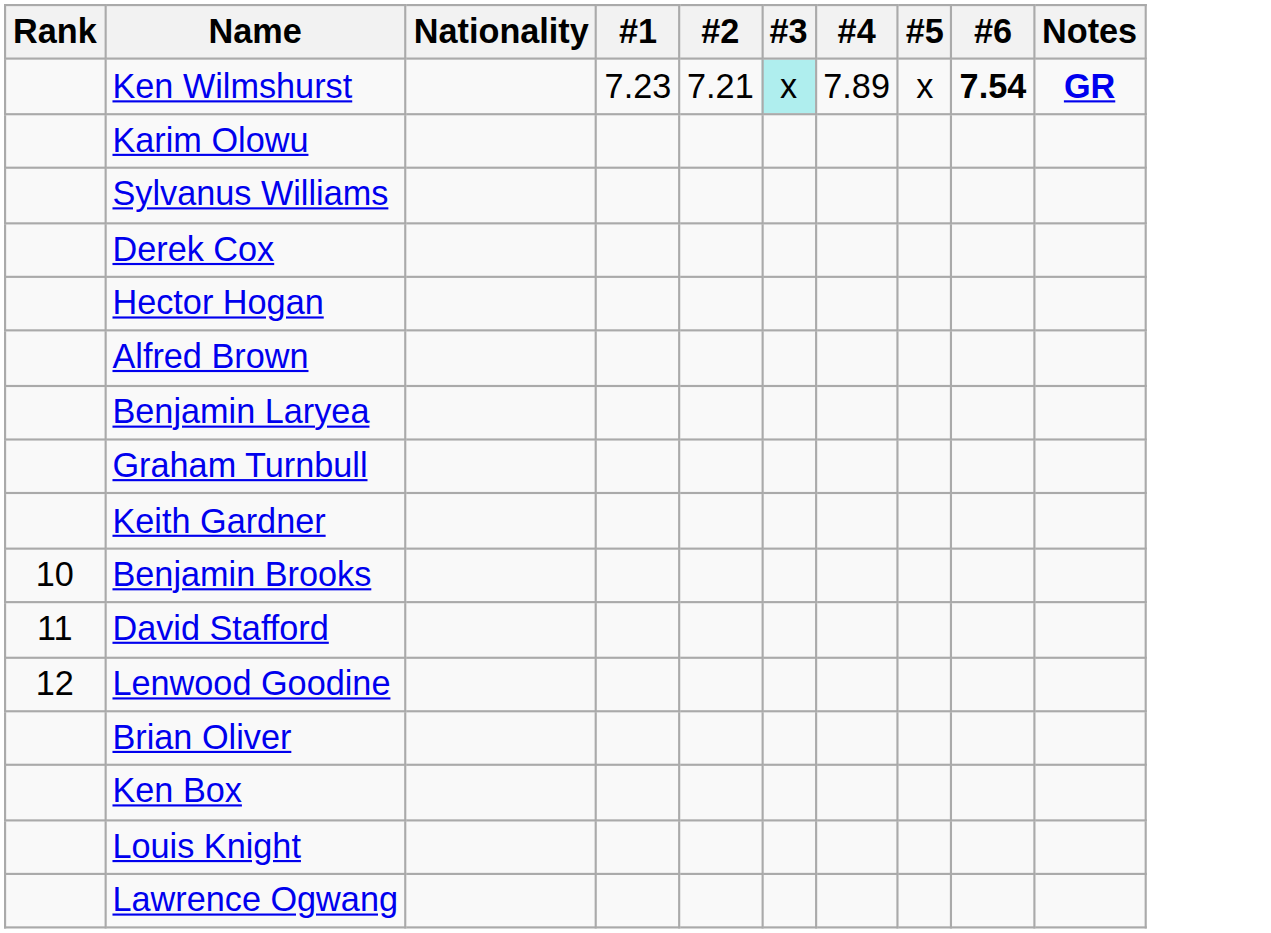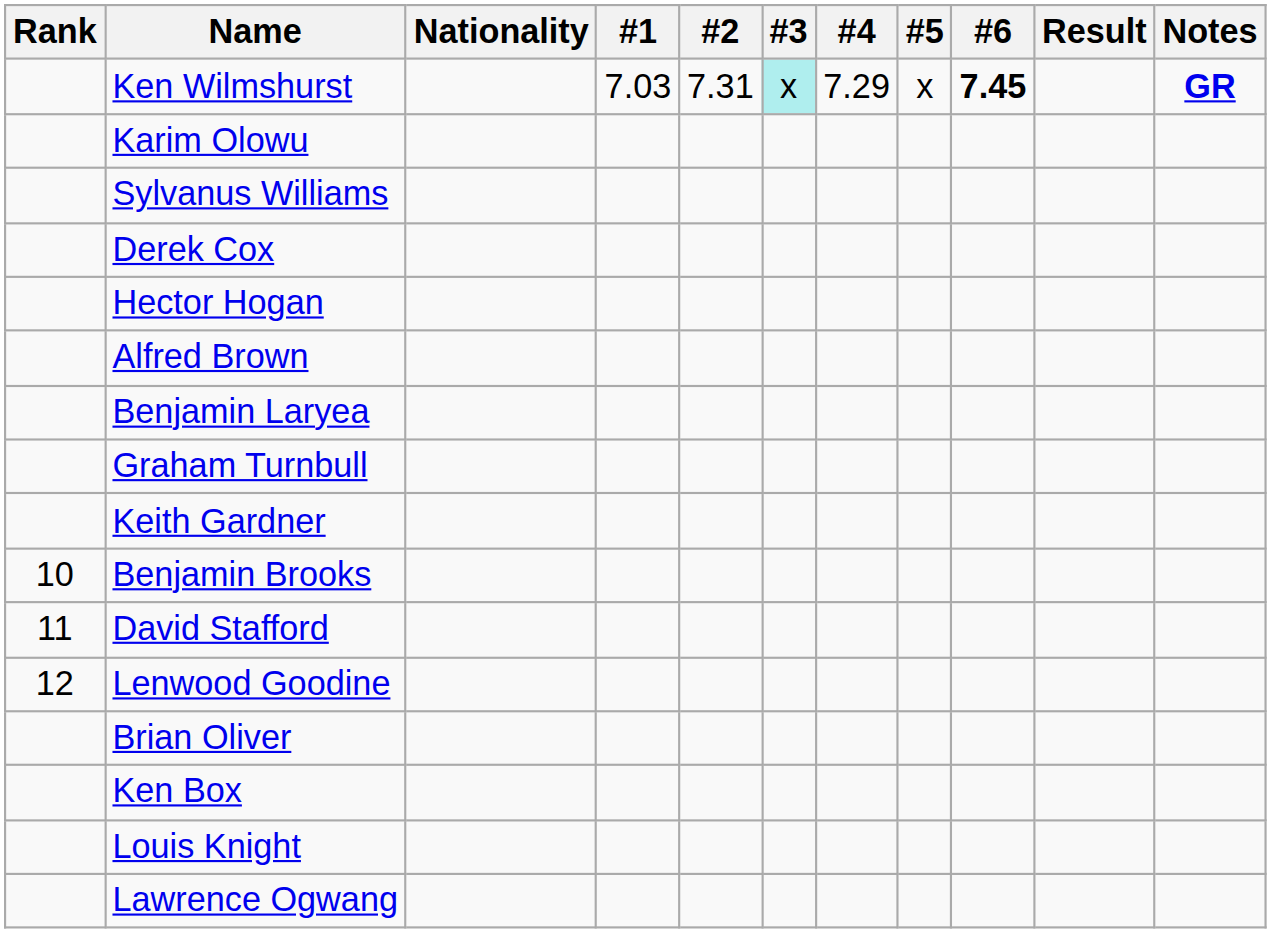+ column: (1094, 31)
(638, 85) 7.23 -> (638, 85) 7.03
(720, 85) 7.21 -> (720, 85) 7.31
(857, 85) 7.89 -> (857, 85) 7.29
(993, 85) 7.54 -> (993, 85) 7.45
